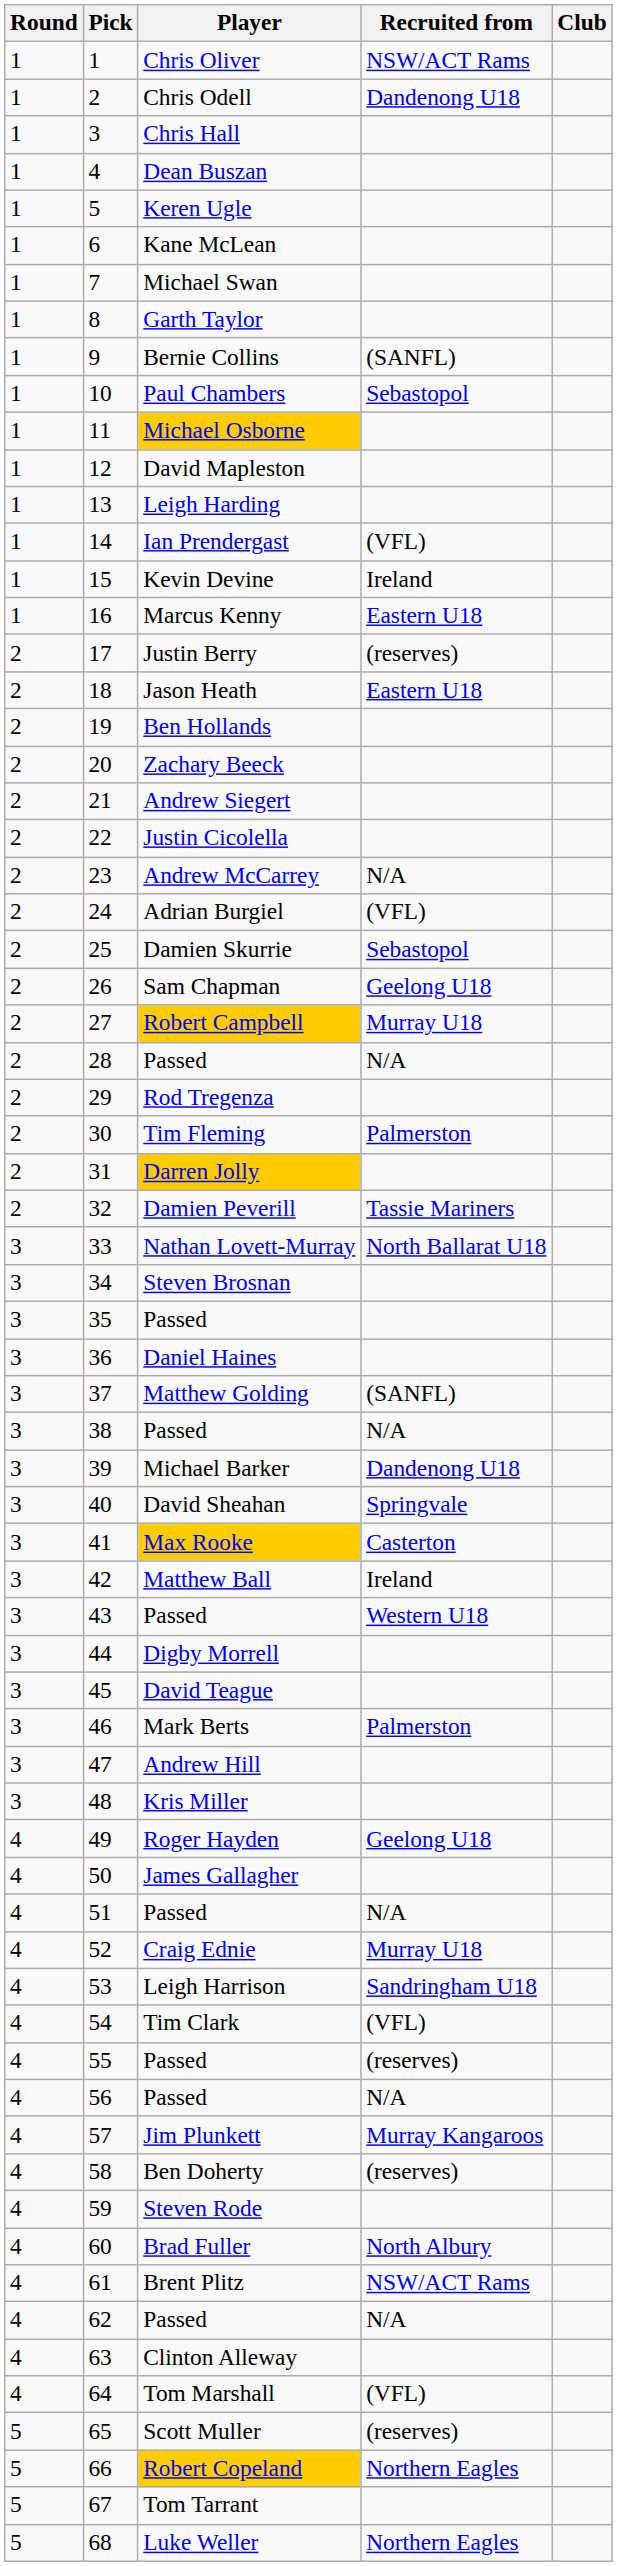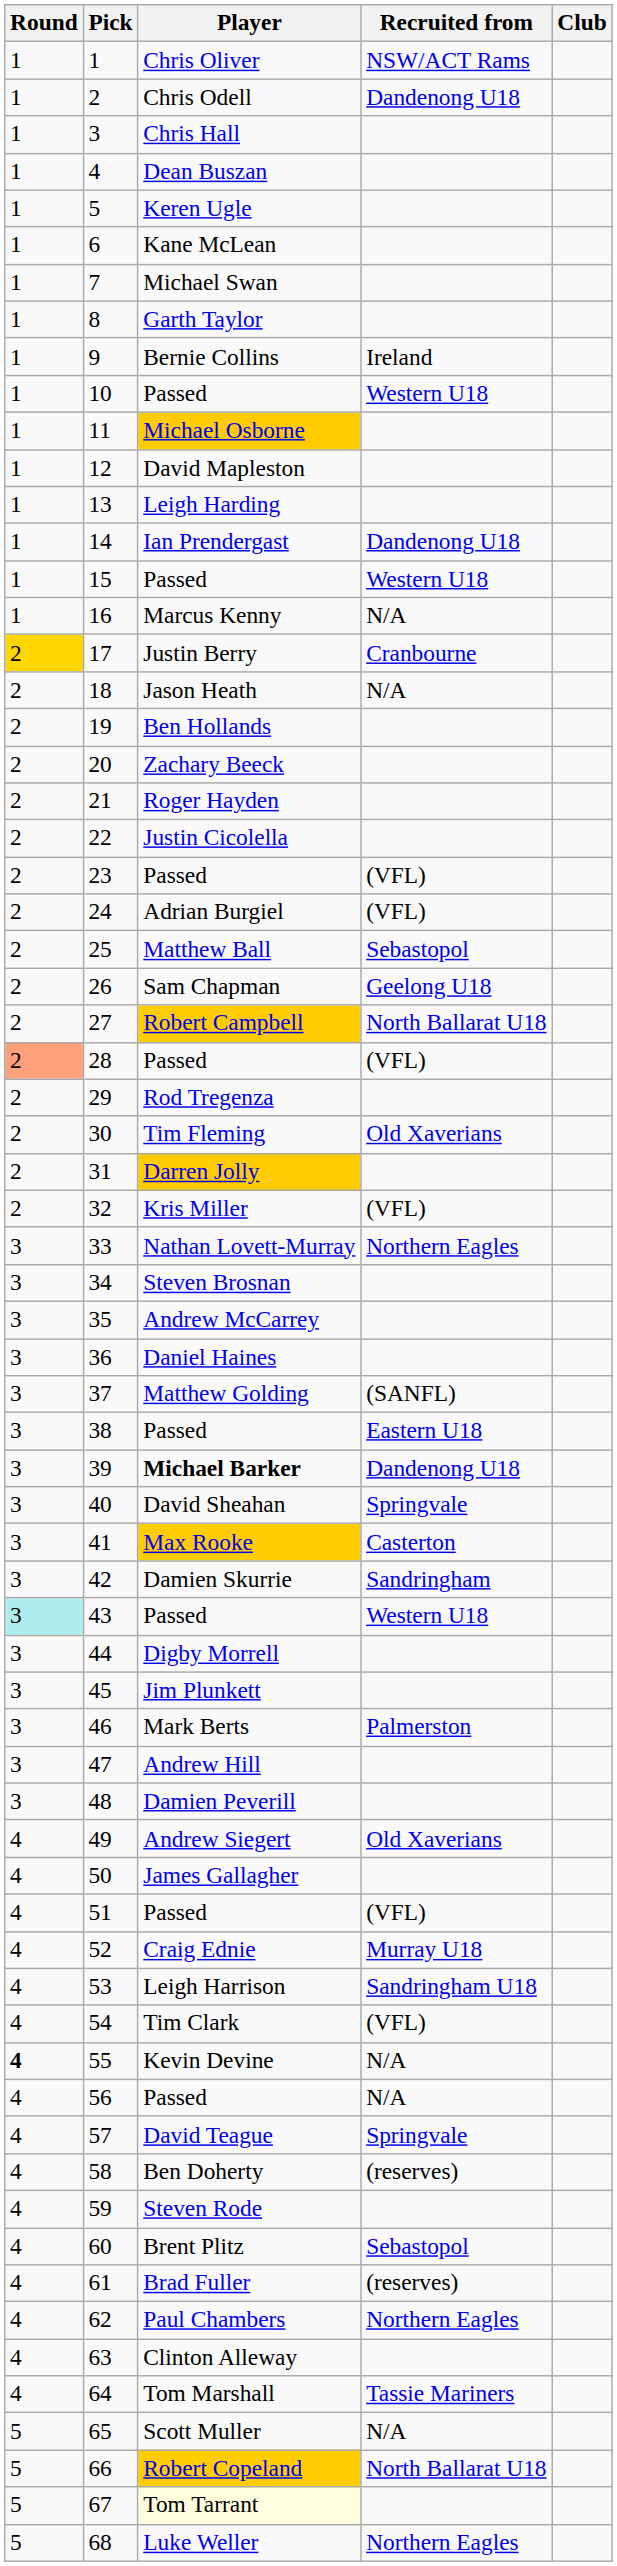(411, 356) (SANFL) -> (399, 356) Ireland
(214, 393) Paul Chambers -> (175, 393) Passed
(417, 393) Sebastopol -> (427, 393) Western U18
(396, 541) (VFL) -> (443, 541) Dandenong U18
(208, 578) Kevin Devine -> (175, 578) Passed
(399, 578) Ireland -> (427, 578) Western U18
(424, 615) Eastern U18 -> (386, 615) N/A
(16, 652) no background -> (16, 652) gold background
(412, 652) (reserves) -> (421, 652) Cranbourne
(424, 689) Eastern U18 -> (386, 689) N/A
(217, 801) Andrew Siegert -> (211, 801) Roger Hayden
(231, 875) Andrew McCarrey -> (175, 875) Passed
(386, 875) N/A -> (396, 875) (VFL)
(218, 949) Damien Skurrie -> (207, 949) Matthew Ball
(424, 1023) Murray U18 -> (456, 1023) North Ballarat U18
(16, 1060) no background -> (16, 1060) lightsalmon background
(386, 1060) N/A -> (396, 1060) (VFL)
(419, 1134) Palmerston -> (434, 1134) Old Xaverians
(220, 1208) Damien Peverill -> (196, 1208) Kris Miller
(440, 1208) Tassie Mariners -> (396, 1208) (VFL)
(456, 1245) North Ballarat U18 -> (442, 1245) Northern Eagles
(175, 1319) Passed -> (231, 1319) Andrew McCarrey
(386, 1430) N/A -> (424, 1430) Eastern U18
(216, 1467) normal -> (222, 1467) bold
(207, 1579) Matthew Ball -> (218, 1579) Damien Skurrie
(399, 1579) Ireland -> (428, 1579) Sandringham
(16, 1616) no background -> (16, 1616) paleturquoise background
(208, 1690) David Teague -> (202, 1690) Jim Plunkett
(196, 1801) Kris Miller -> (220, 1801) Damien Peverill
(211, 1838) Roger Hayden -> (217, 1838) Andrew Siegert
(429, 1838) Geelong U18 -> (434, 1838) Old Xaverians
(386, 1912) N/A -> (396, 1912) (VFL)
(16, 2060) normal -> (16, 2060) bold
(175, 2060) Passed -> (208, 2060) Kevin Devine
(412, 2060) (reserves) -> (386, 2060) N/A
(202, 2134) Jim Plunkett -> (208, 2134) David Teague
(455, 2134) Murray Kangaroos -> (417, 2134) Springvale
(197, 2245) Brad Fuller -> (194, 2245) Brent Plitz
(429, 2245) North Albury -> (417, 2245) Sebastopol
(194, 2282) Brent Plitz -> (197, 2282) Brad Fuller
(448, 2282) NSW/ACT Rams -> (412, 2282) (reserves)
(175, 2319) Passed -> (214, 2319) Paul Chambers
(386, 2319) N/A -> (442, 2319) Northern Eagles
(396, 2394) (VFL) -> (440, 2394) Tassie Mariners
(412, 2431) (reserves) -> (386, 2431) N/A
(442, 2468) Northern Eagles -> (456, 2468) North Ballarat U18
(201, 2505) no background -> (201, 2505) lightyellow background
